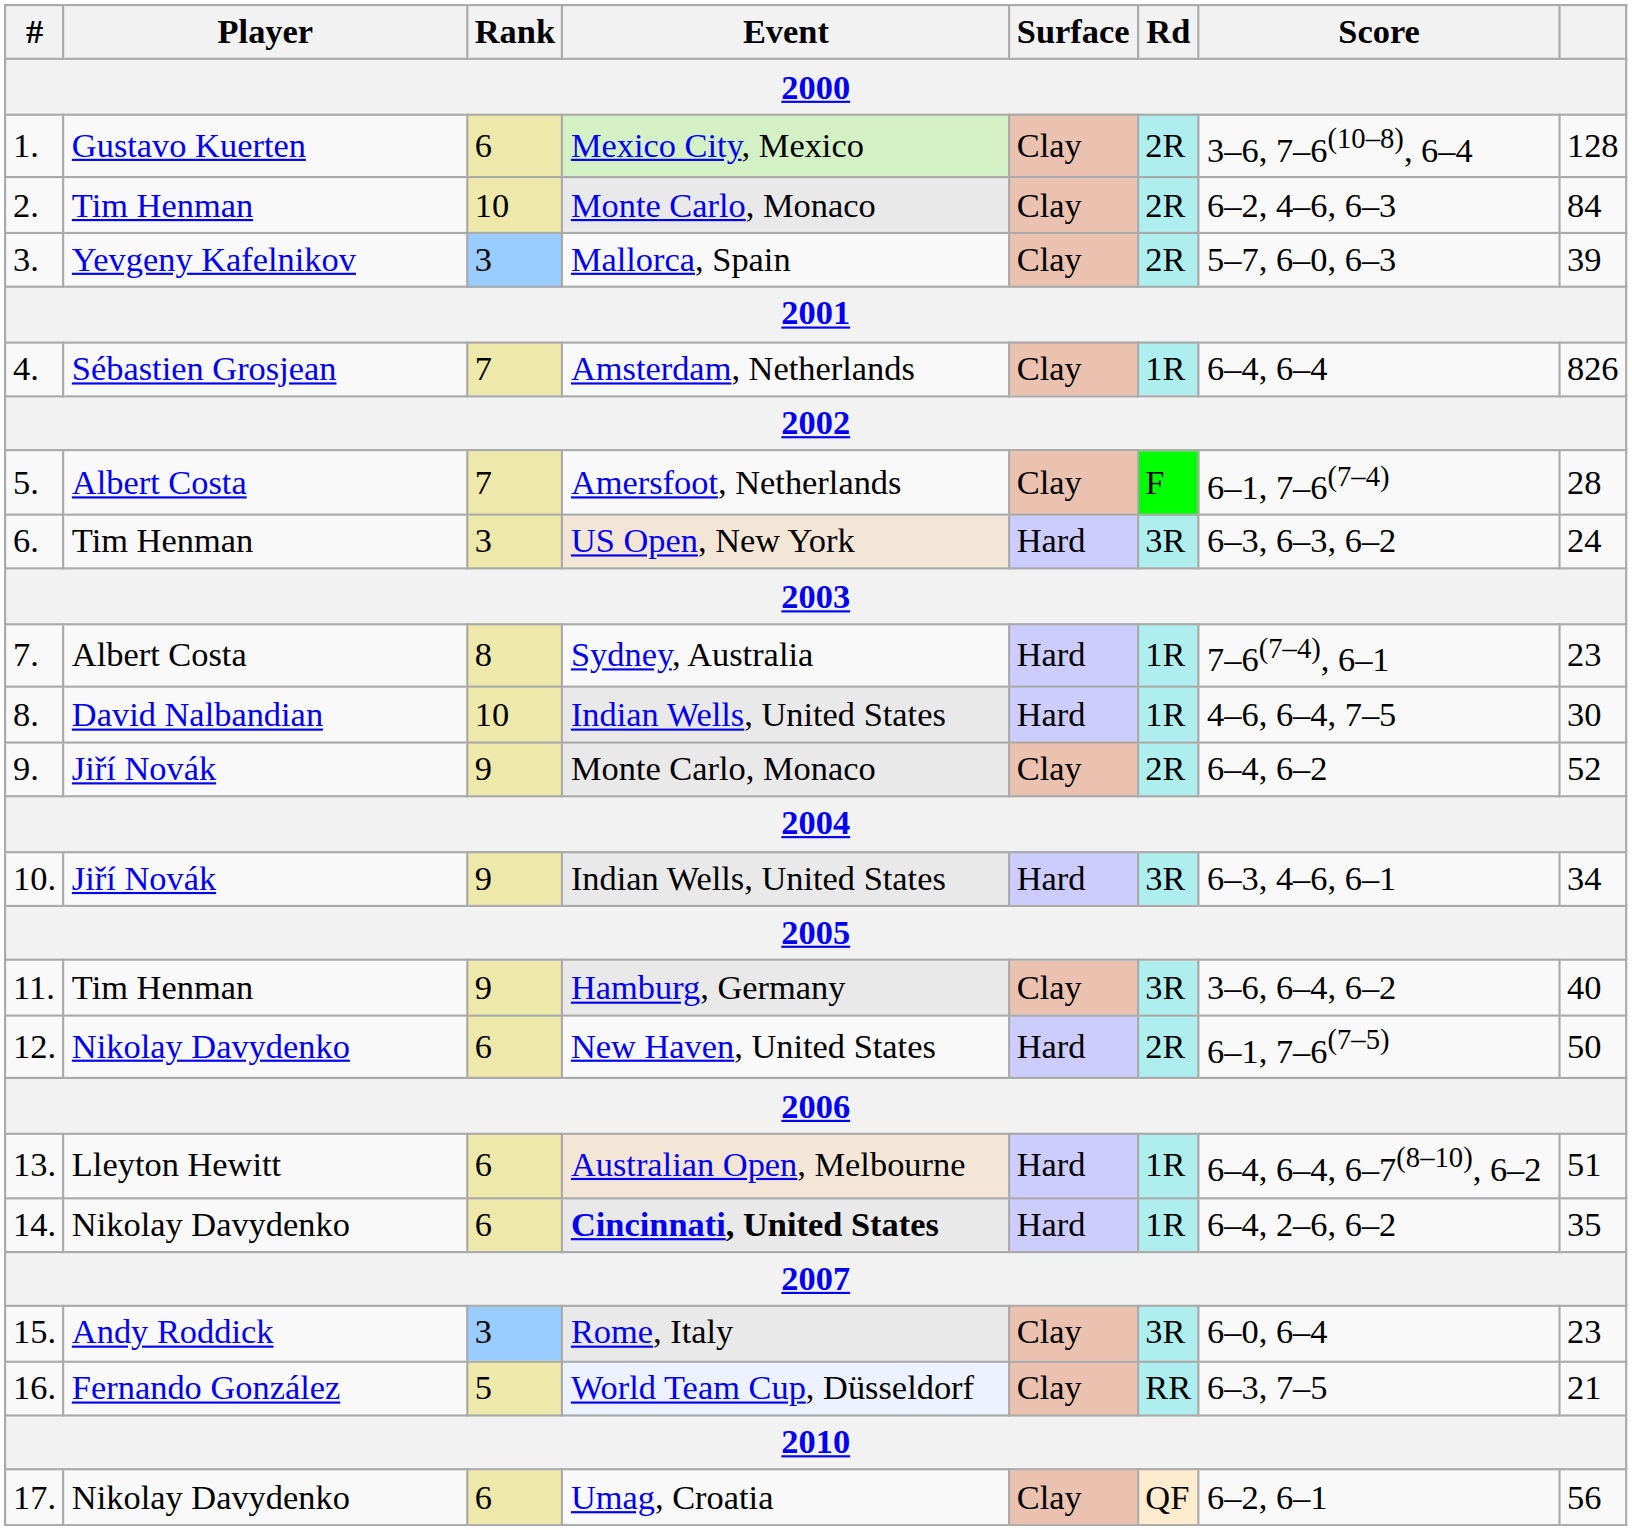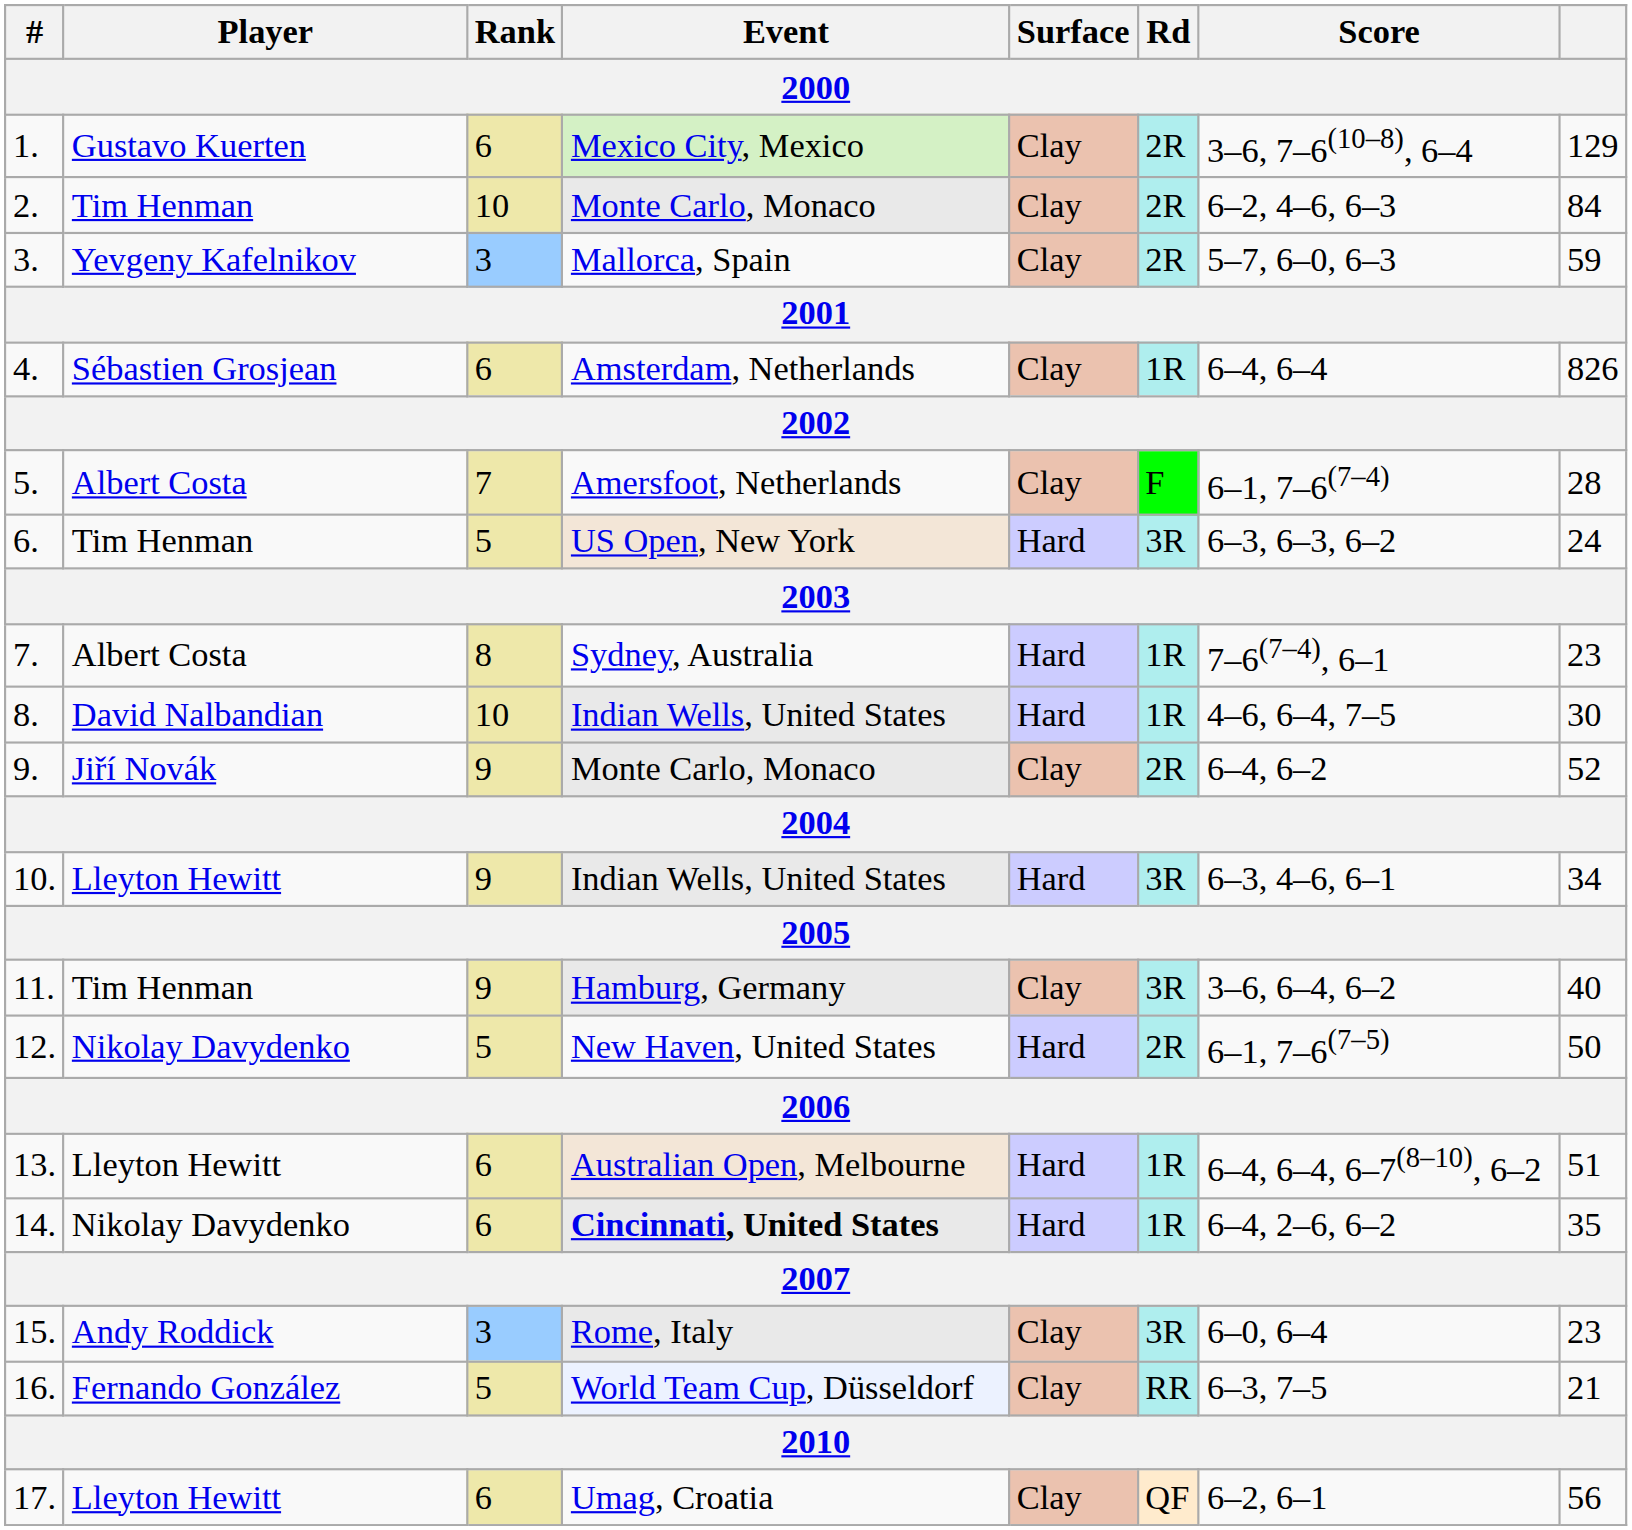(1593, 145) 128 -> (1593, 145) 129
(1584, 259) 39 -> (1584, 259) 59
(483, 368) 7 -> (483, 368) 6
(483, 541) 3 -> (483, 541) 5
(144, 878) Jiří Novák -> (176, 878) Lleyton Hewitt
(483, 1046) 6 -> (483, 1046) 5
(211, 1496) Nikolay Davydenko -> (176, 1496) Lleyton Hewitt
